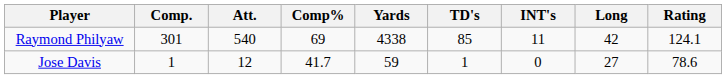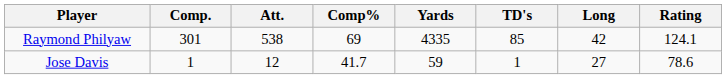- column: (538, 16)
(245, 39) 540 -> (272, 39) 538
(391, 39) 4338 -> (435, 39) 4335
